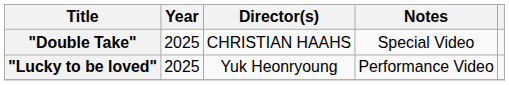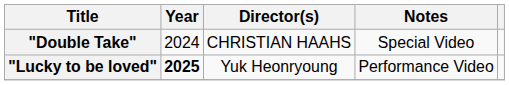(182, 42) 2025 -> (182, 42) 2024
(182, 67) normal -> (182, 67) bold
